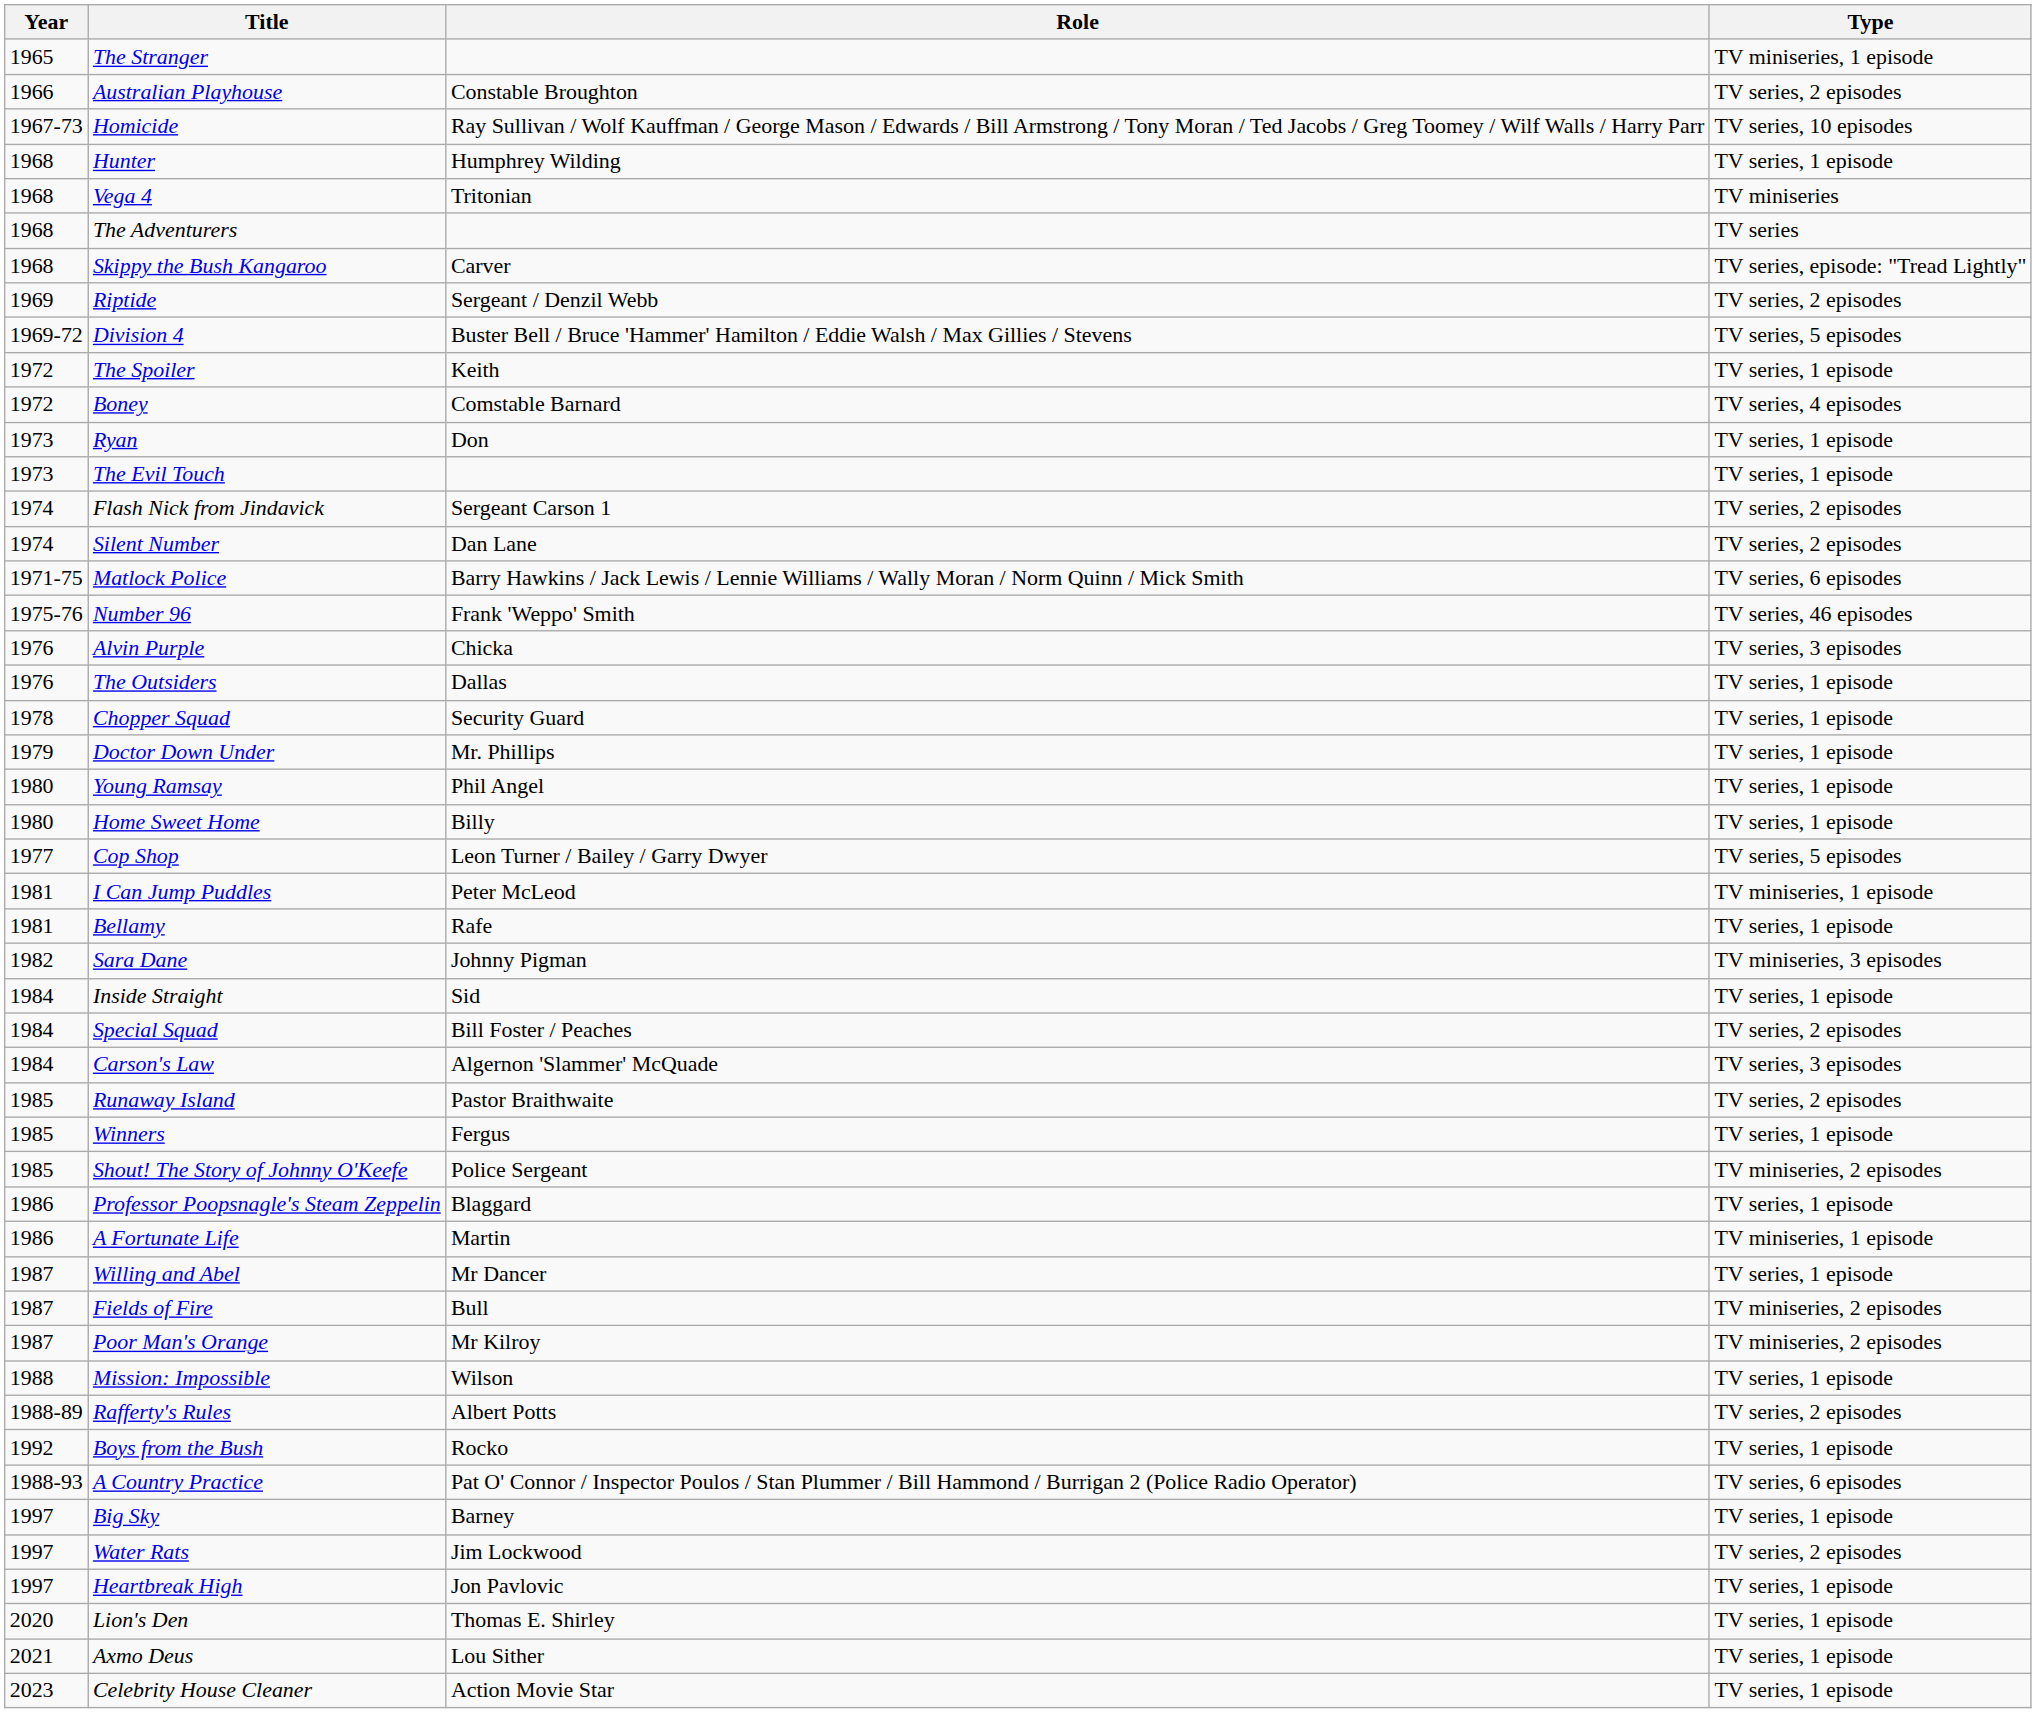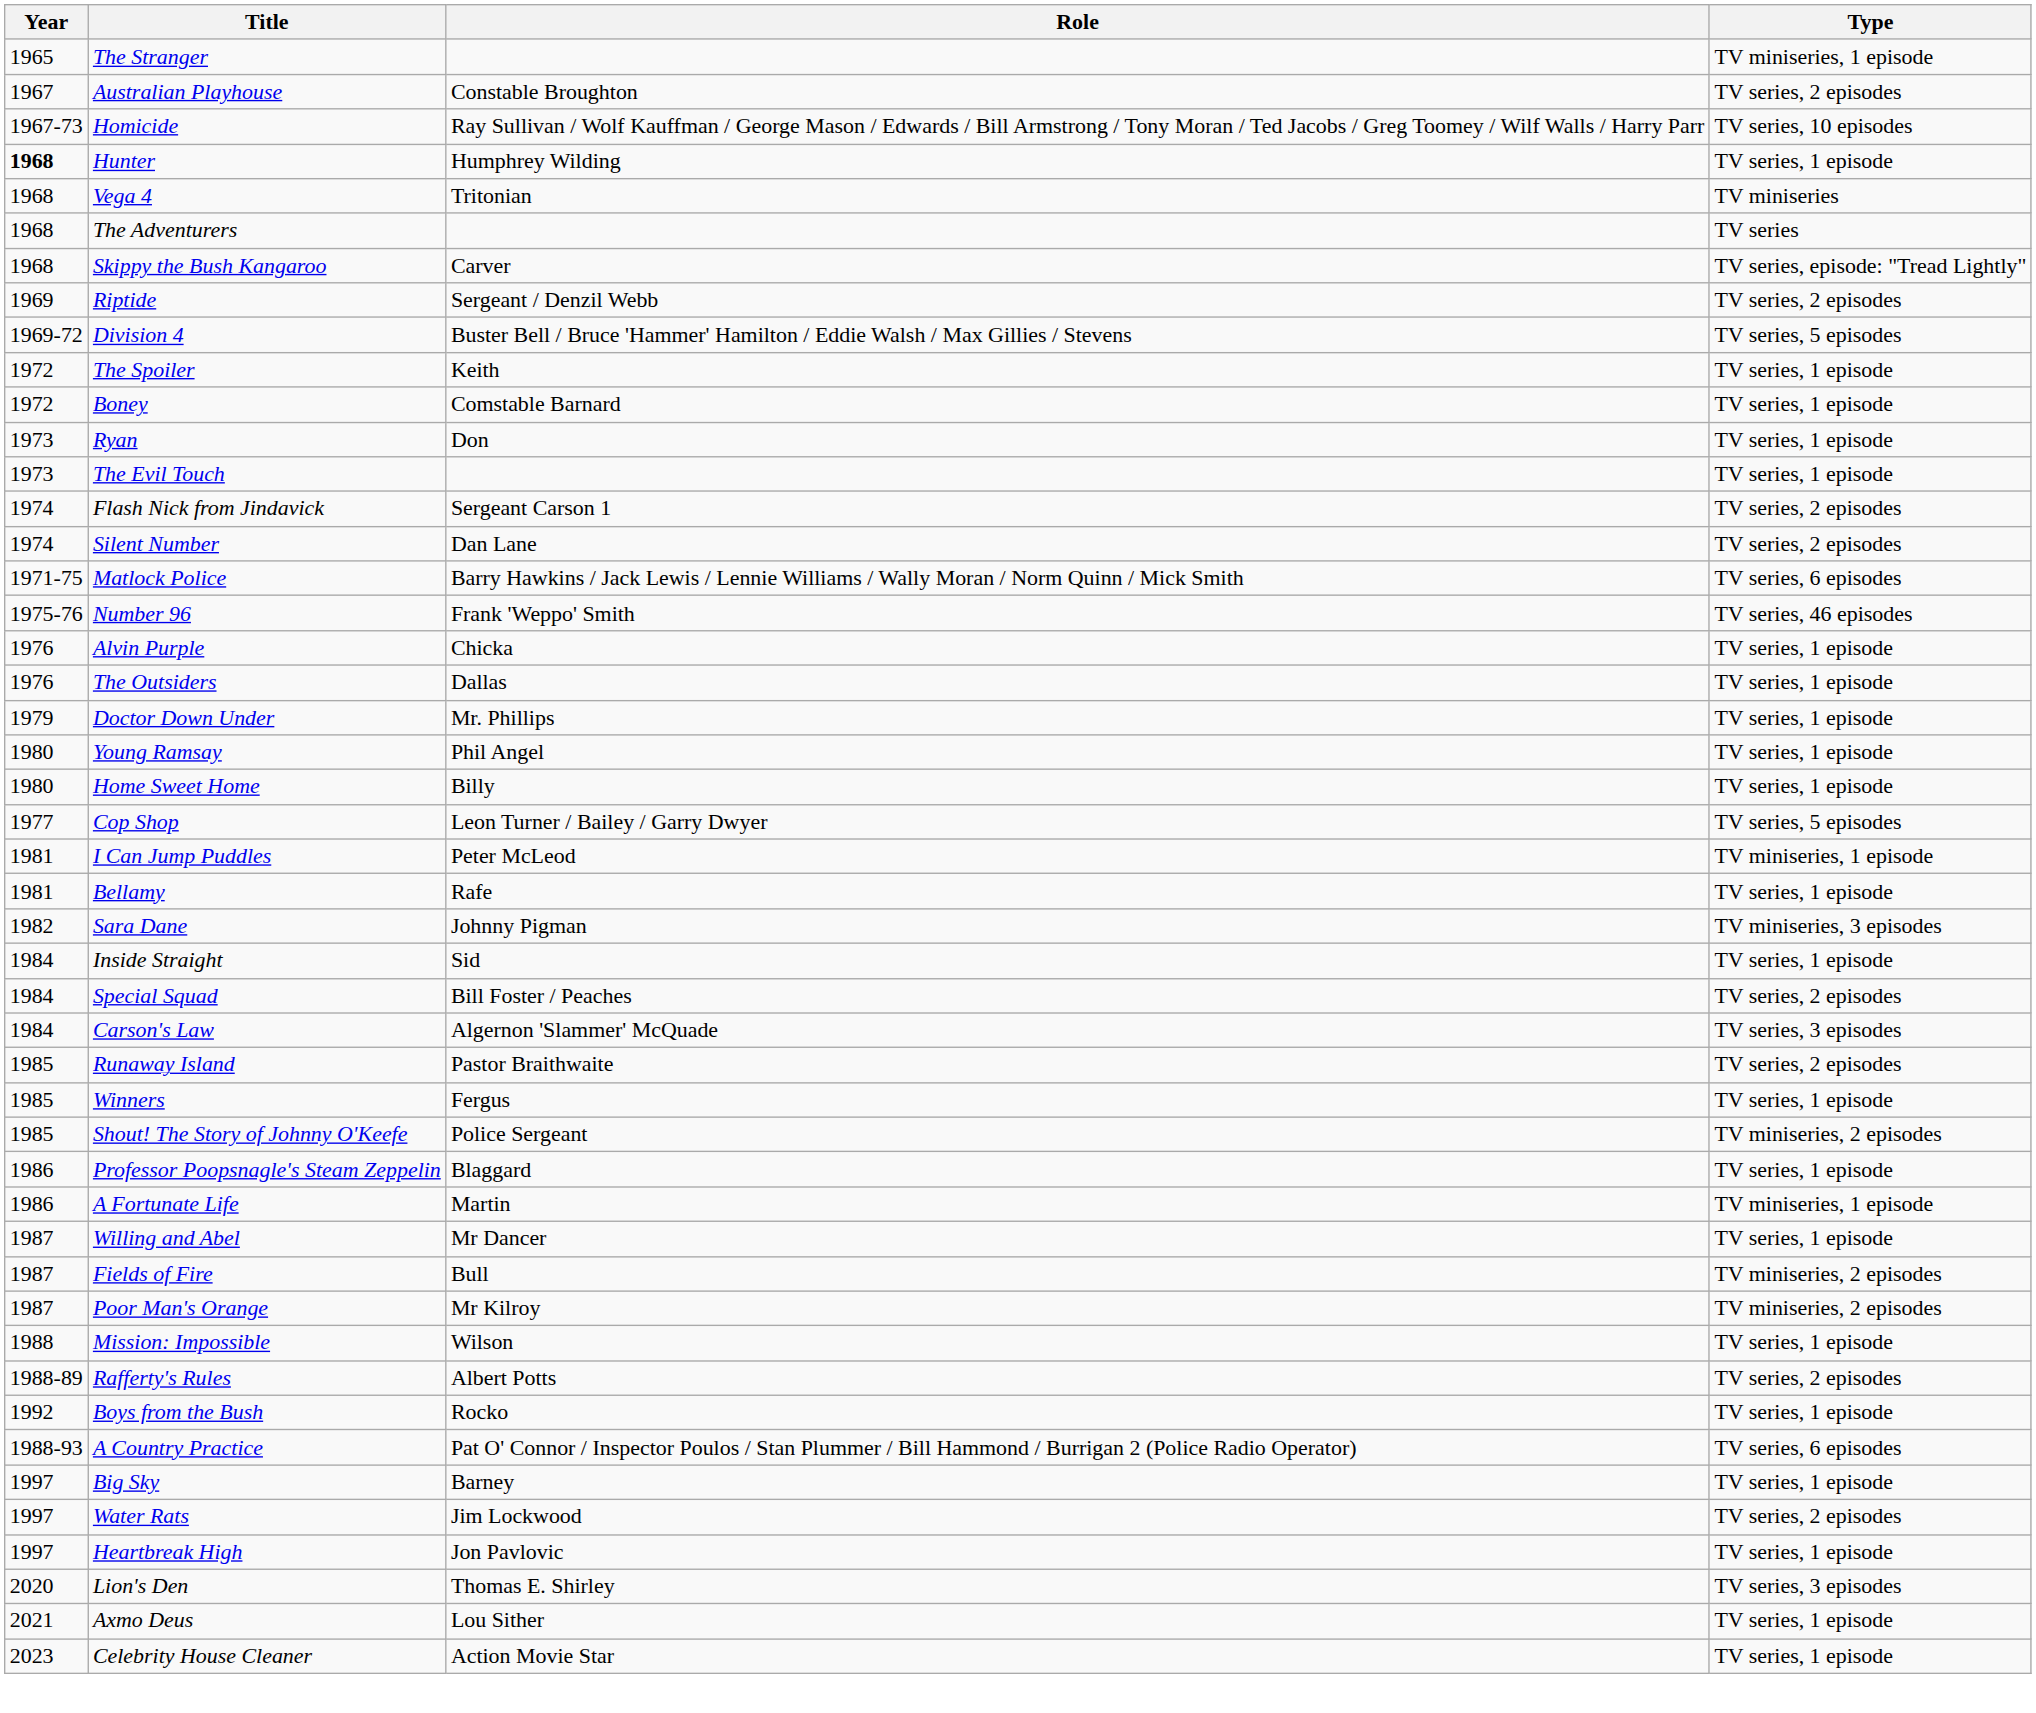(32, 91) 1966 -> (32, 91) 1967
(32, 160) normal -> (32, 160) bold
(1808, 404) TV series, 4 episodes -> (1804, 404) TV series, 1 episode
(1808, 647) TV series, 3 episodes -> (1804, 647) TV series, 1 episode
- row: (161, 717)
(1804, 1621) TV series, 1 episode -> (1808, 1586) TV series, 3 episodes
